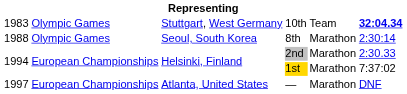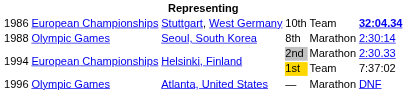(16, 23) 1983 -> (16, 23) 1986
(71, 23) Olympic Games -> (95, 23) European Championships
(333, 69) Marathon -> (323, 69) Team
(16, 84) 1997 -> (16, 84) 1996
(95, 84) European Championships -> (71, 84) Olympic Games
